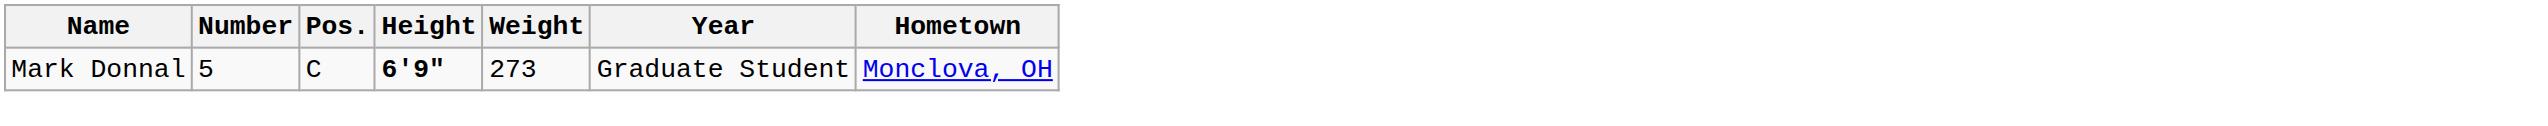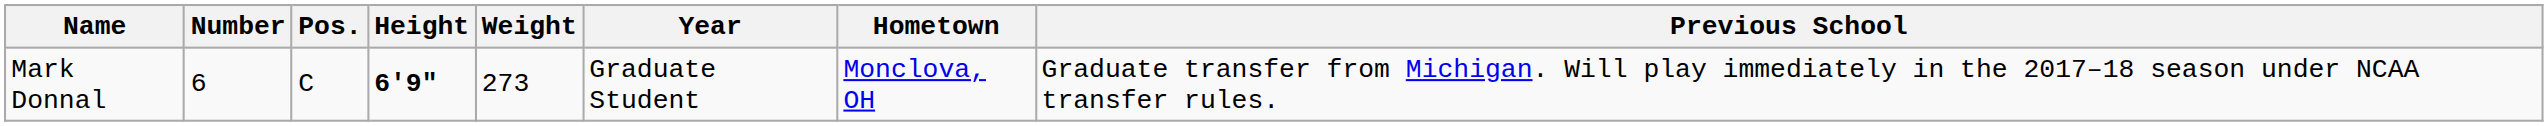+ column: (1789, 27)
(206, 70) 5 -> (199, 85) 6
